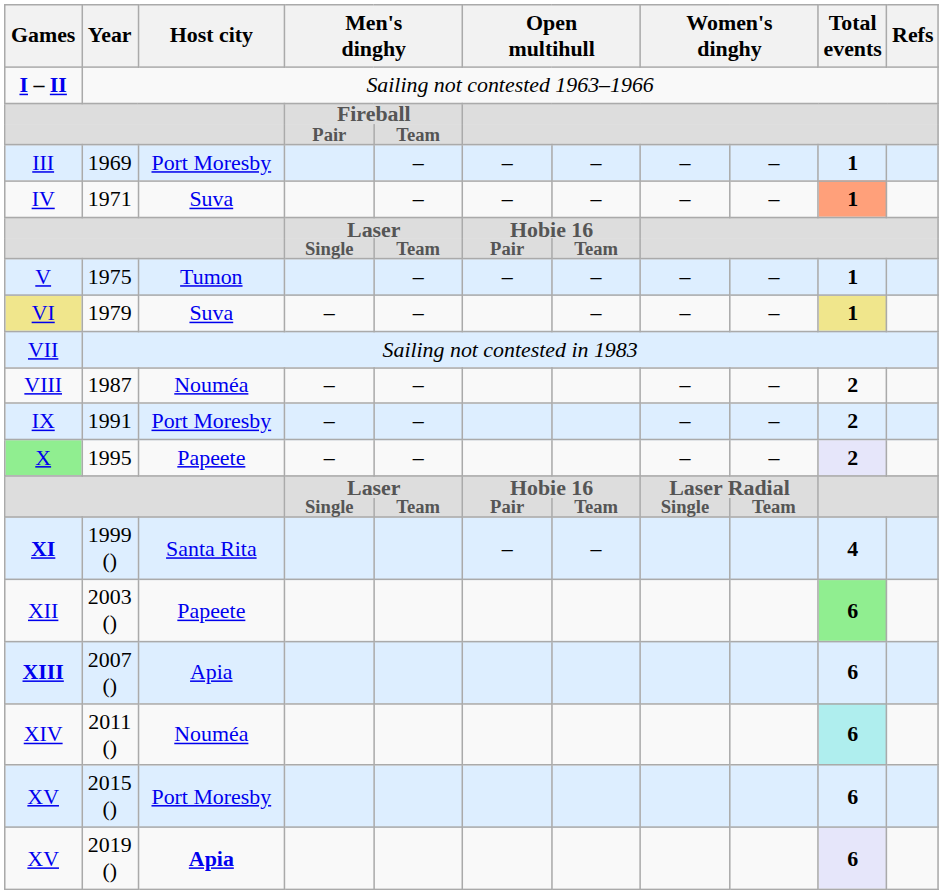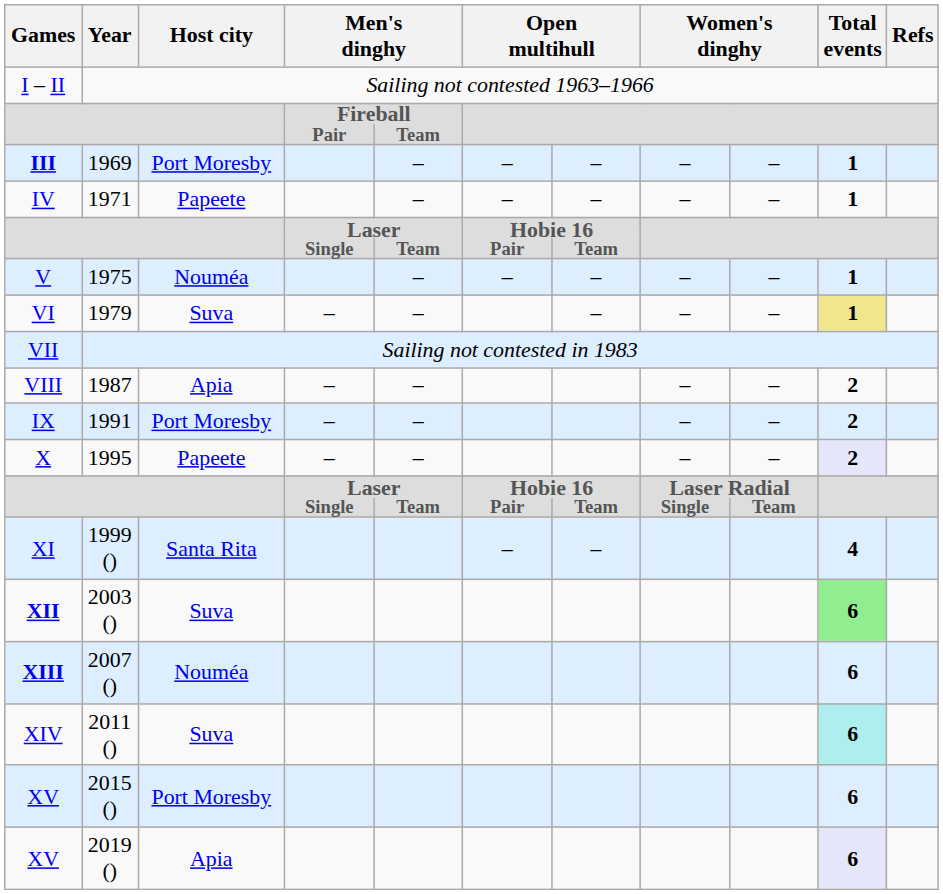(43, 84) bold -> (43, 84) normal
(43, 162) normal -> (43, 162) bold
(211, 199) Suva -> (211, 199) Papeete
(853, 199) lightsalmon background -> (853, 199) no background
(211, 277) Tumon -> (211, 277) Nouméa
(43, 313) khaki background -> (43, 313) no background
(211, 385) Nouméa -> (211, 385) Apia
(43, 457) lightgreen background -> (43, 457) no background
(43, 548) bold -> (43, 548) normal
(43, 610) normal -> (43, 610) bold
(211, 610) Papeete -> (211, 610) Suva
(211, 672) Apia -> (211, 672) Nouméa
(211, 734) Nouméa -> (211, 734) Suva
(211, 858) bold -> (211, 858) normal
